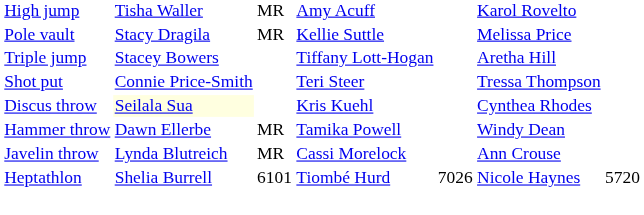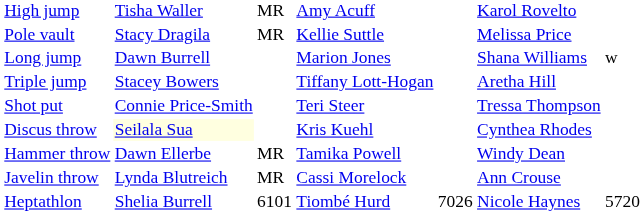+ row: (43, 57)
